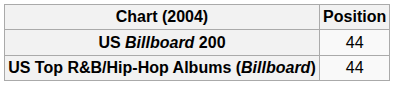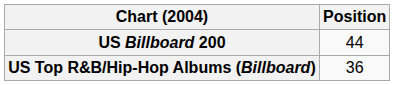(355, 67) 44 -> (355, 67) 36
